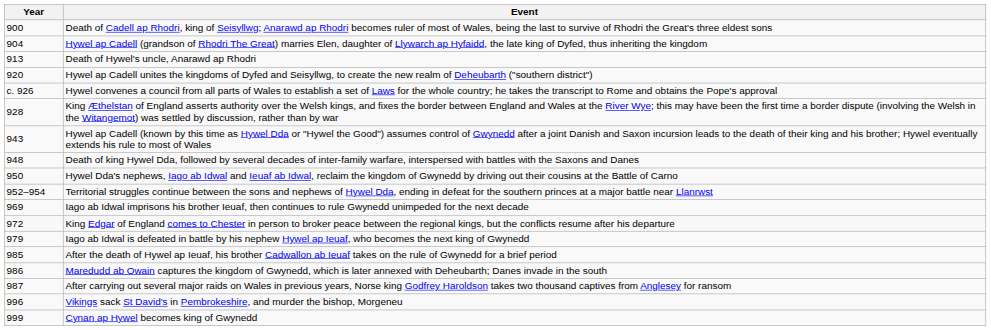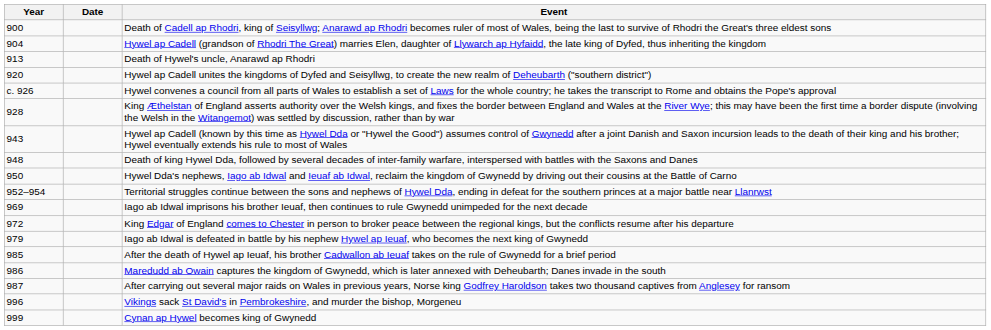+ column: (93, 12)
